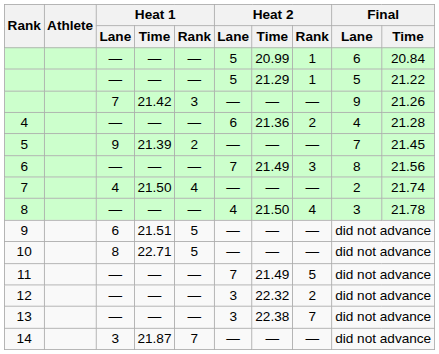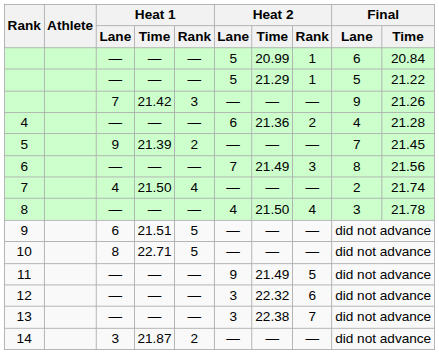(233, 274) 7 -> (233, 274) 9
(312, 295) 2 -> (312, 295) 6
(194, 338) 7 -> (194, 338) 2
